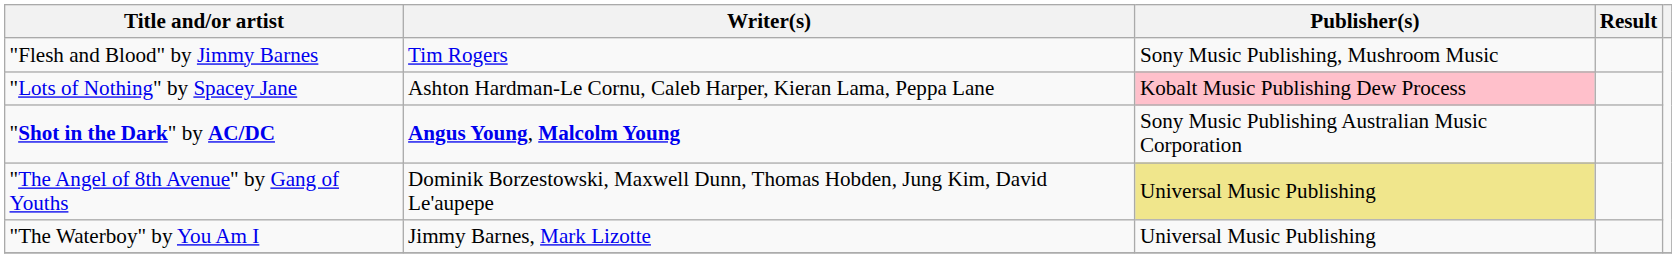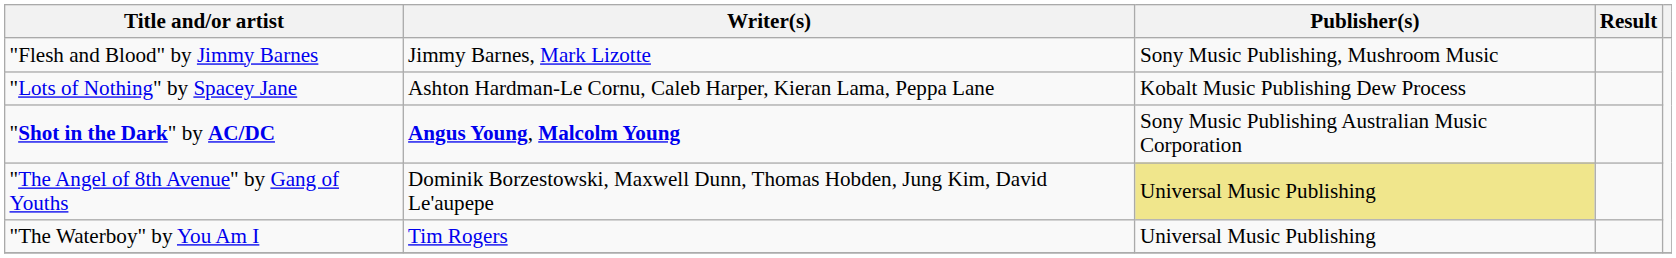(458, 54) Tim Rogers -> (530, 54) Jimmy Barnes, Mark Lizotte
(1303, 88) pink background -> (1303, 88) no background
(530, 236) Jimmy Barnes, Mark Lizotte -> (458, 236) Tim Rogers
